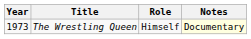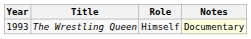(17, 27) 1973 -> (17, 27) 1993
